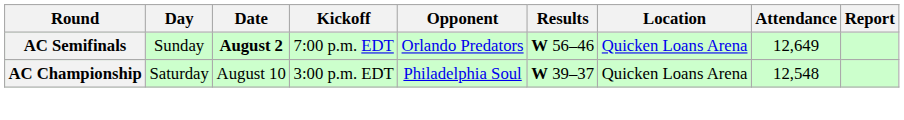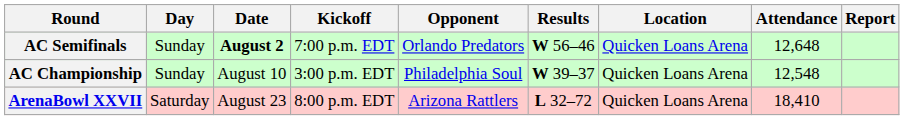(796, 46) 12,649 -> (797, 46) 12,648
(179, 73) Saturday -> (180, 73) Sunday
+ row: (75, 101)
